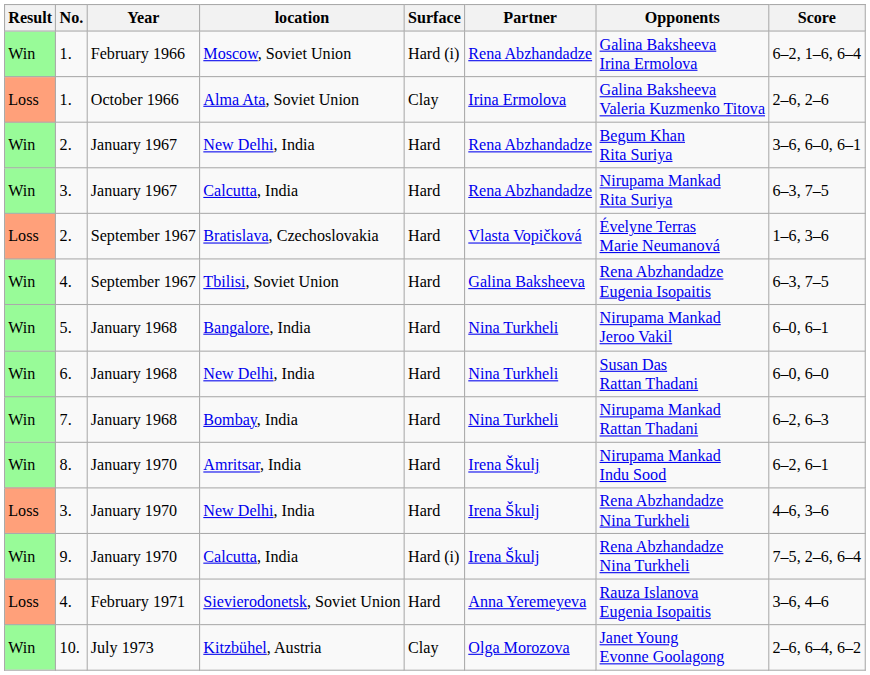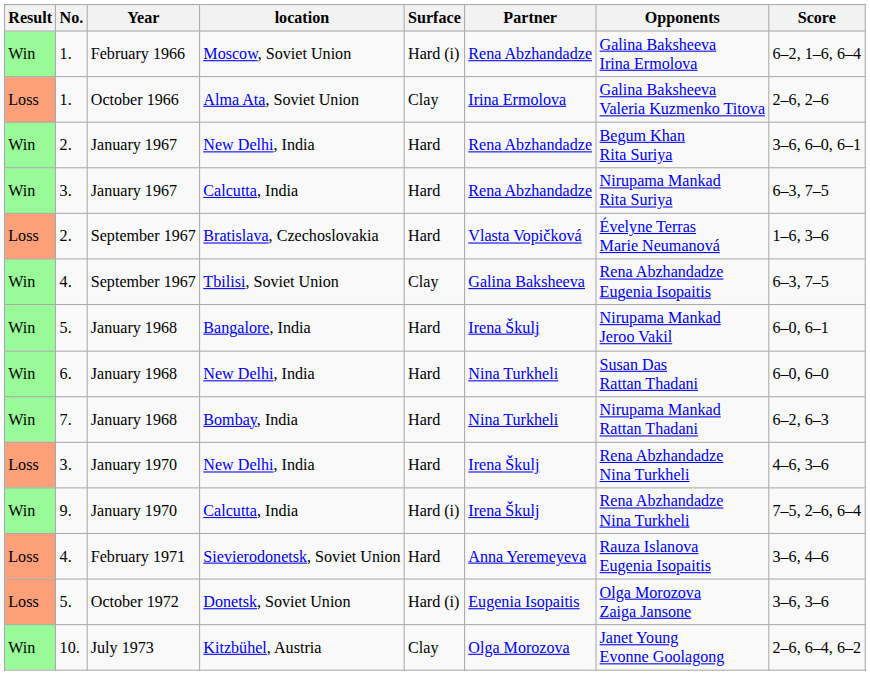(424, 282) Hard -> (423, 282) Clay
(513, 327) Nina Turkheli -> (504, 327) Irena Škulj
- row: (66, 464)
+ row: (66, 601)
